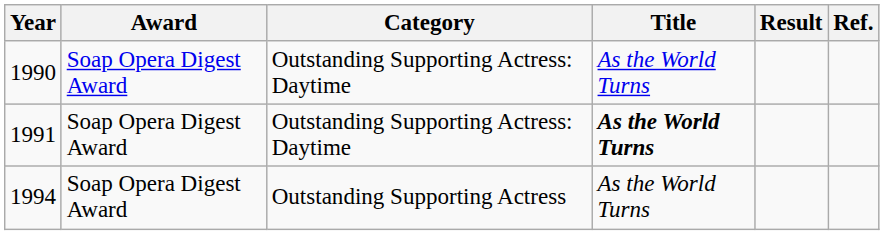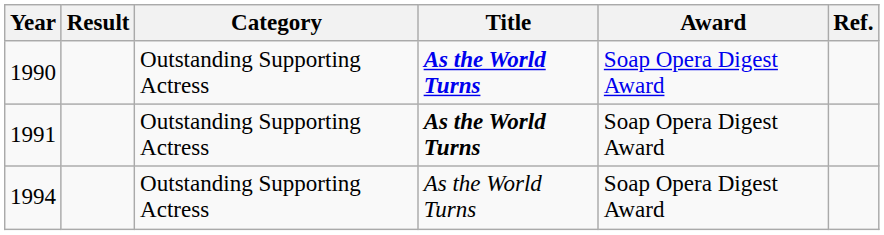columns swapped: (164, 22) <-> (791, 22)
(422, 72) Outstanding Supporting Actress: Daytime -> (250, 72) Outstanding Supporting Actress
(657, 72) normal -> (485, 72) bold
(422, 134) Outstanding Supporting Actress: Daytime -> (250, 134) Outstanding Supporting Actress
